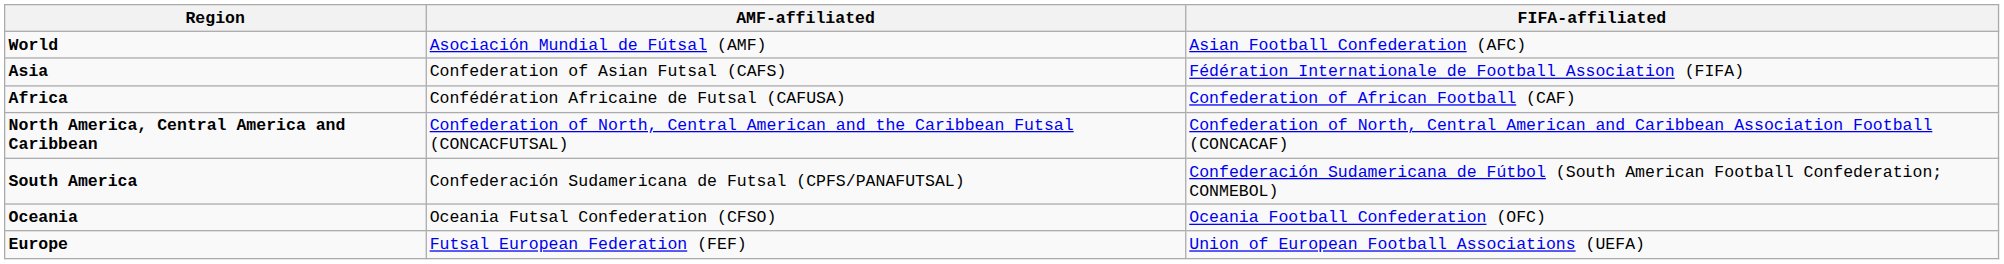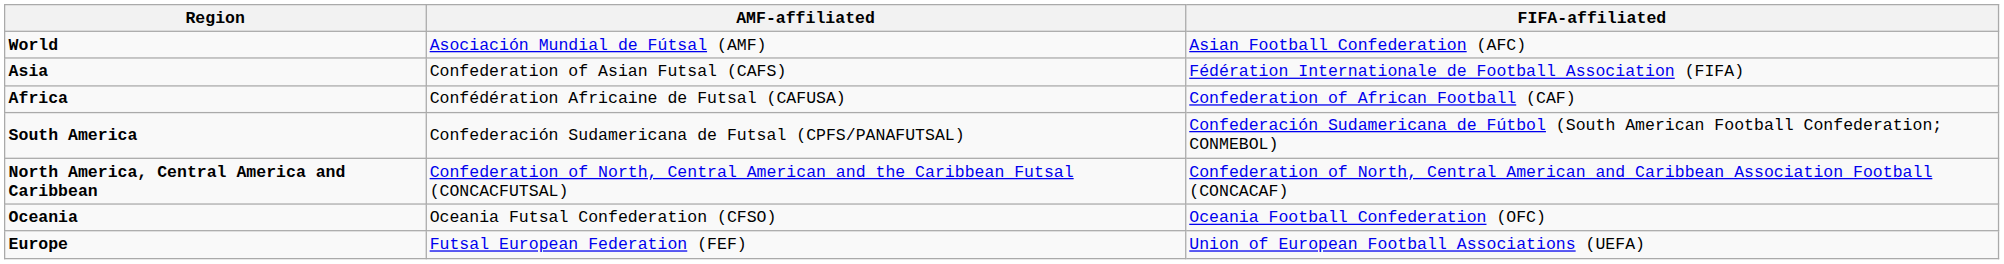rows swapped: (177, 135) <-> (73, 181)
